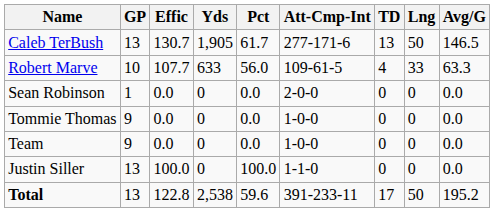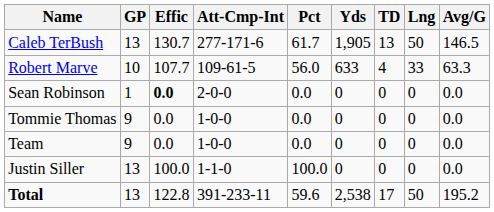columns swapped: (327, 17) <-> (215, 17)
(164, 93) normal -> (164, 93) bold
